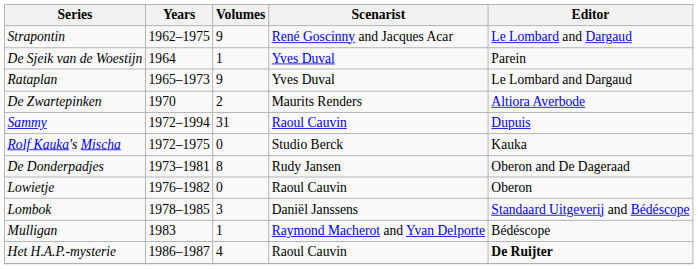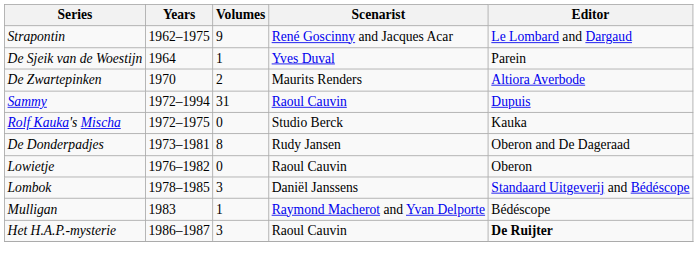- row: (32, 79)
(219, 252) 4 -> (219, 230) 3
